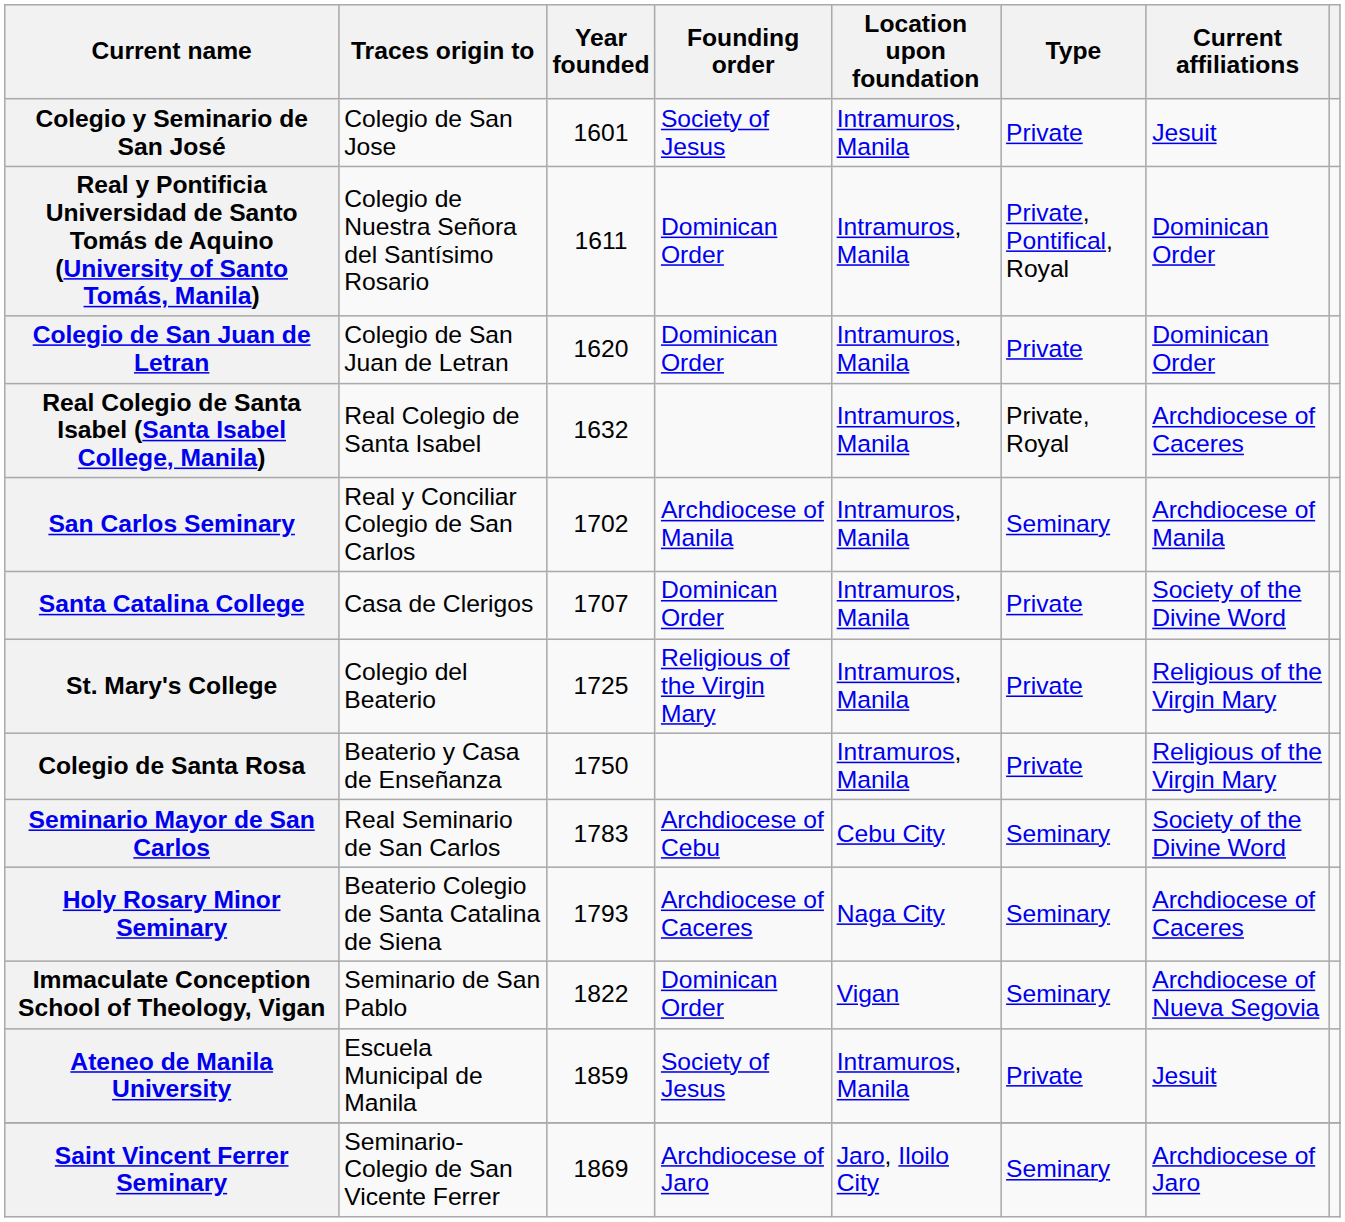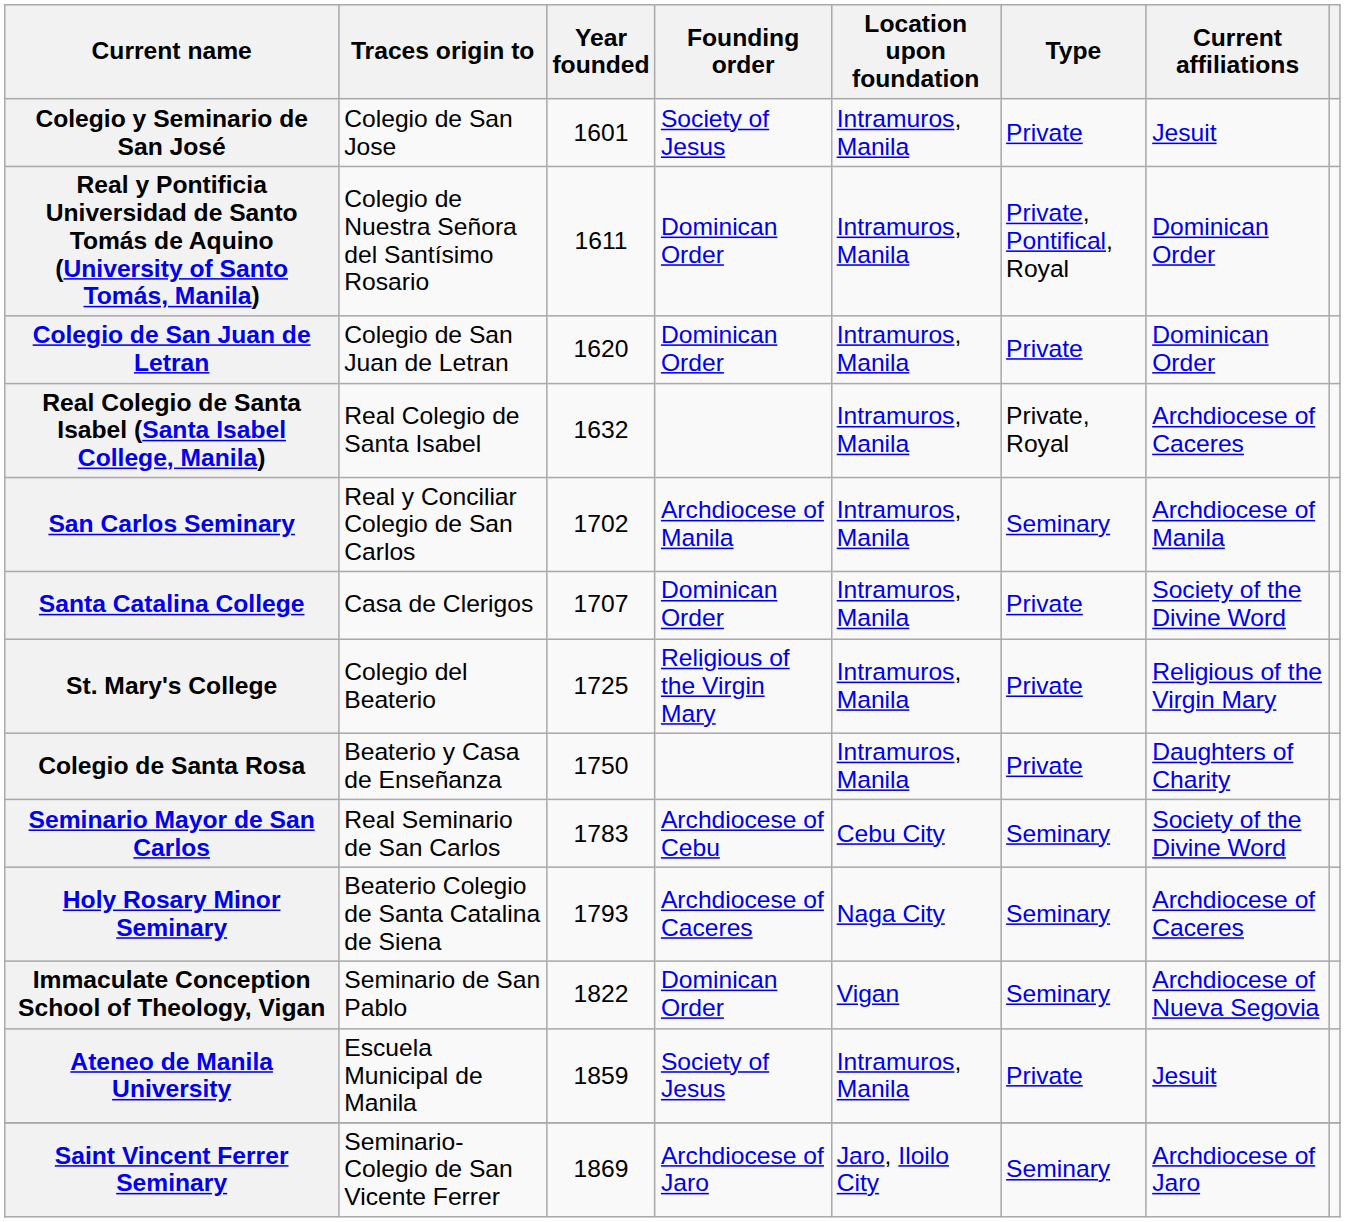(1237, 766) Religious of the Virgin Mary -> (1223, 766) Daughters of Charity
